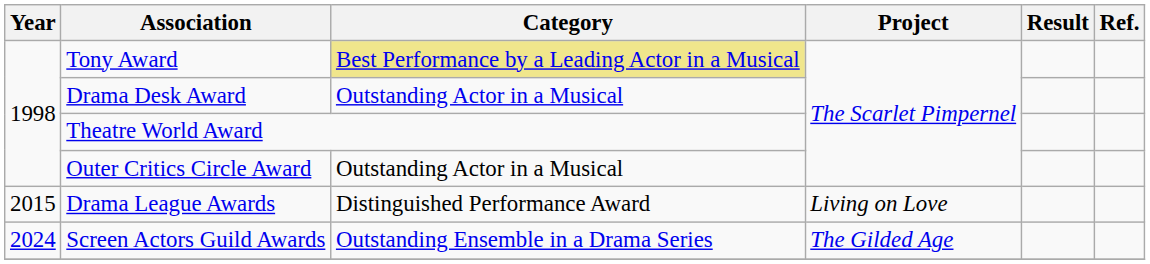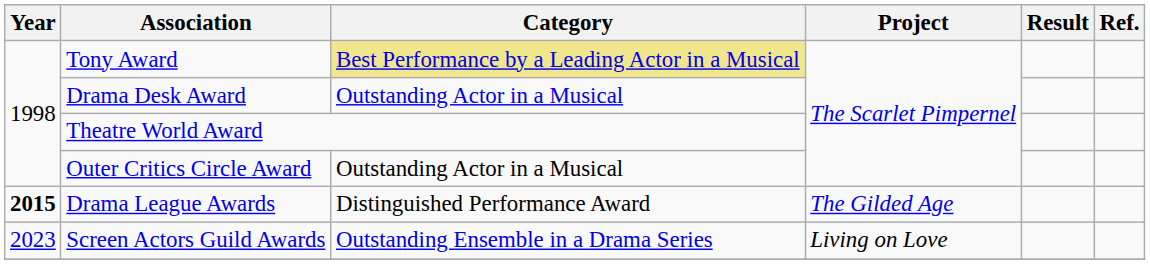(33, 204) normal -> (33, 204) bold
(879, 204) Living on Love -> (882, 204) The Gilded Age
(33, 240) 2024 -> (33, 240) 2023
(882, 240) The Gilded Age -> (879, 240) Living on Love
